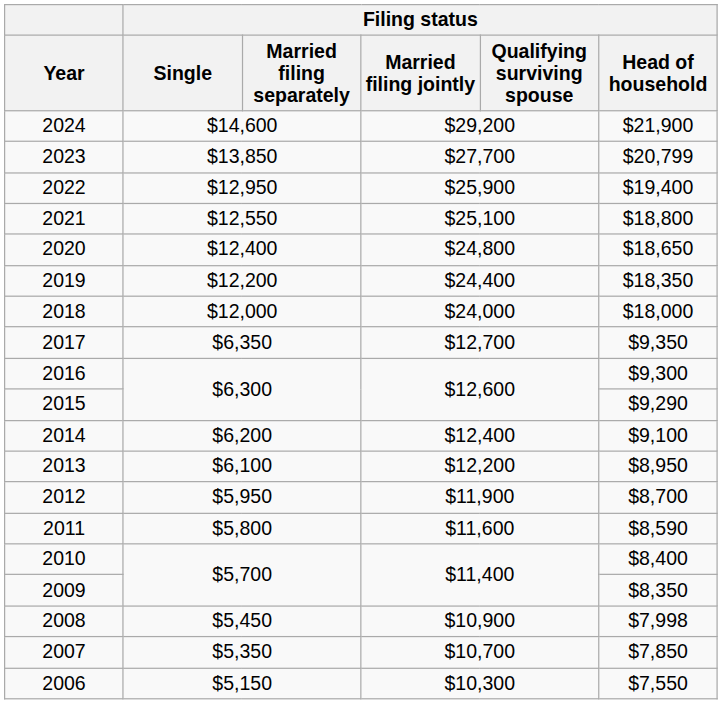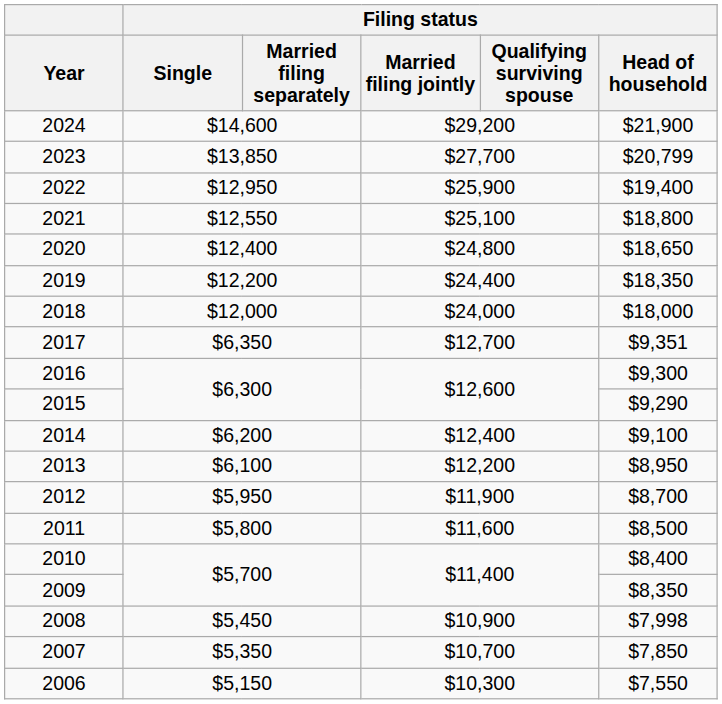(658, 342) $9,350 -> (658, 342) $9,351
(658, 528) $8,590 -> (658, 528) $8,500
